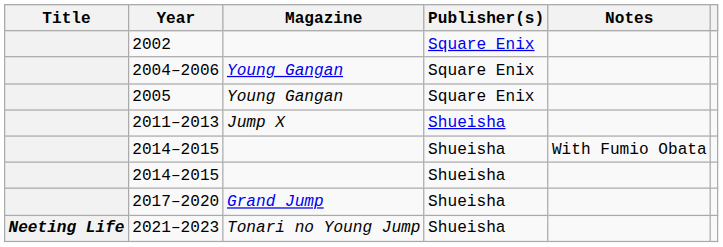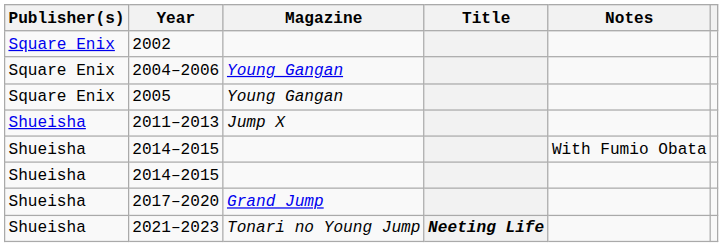columns swapped: (66, 18) <-> (486, 18)
